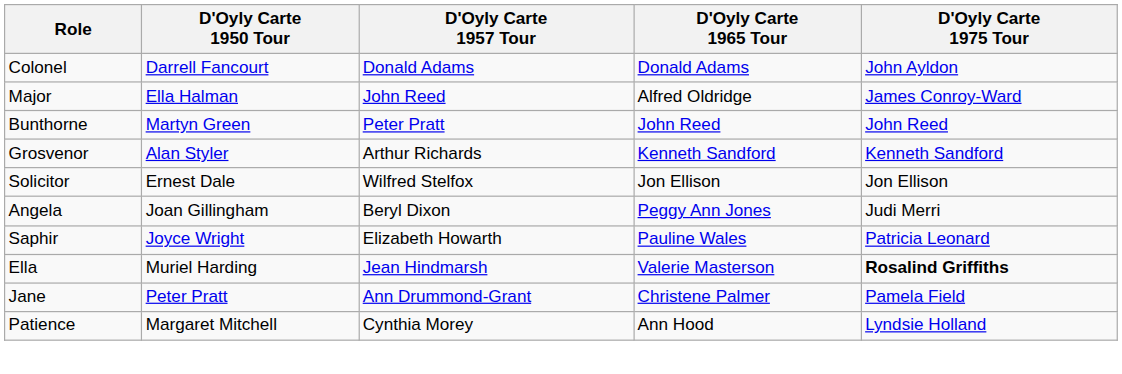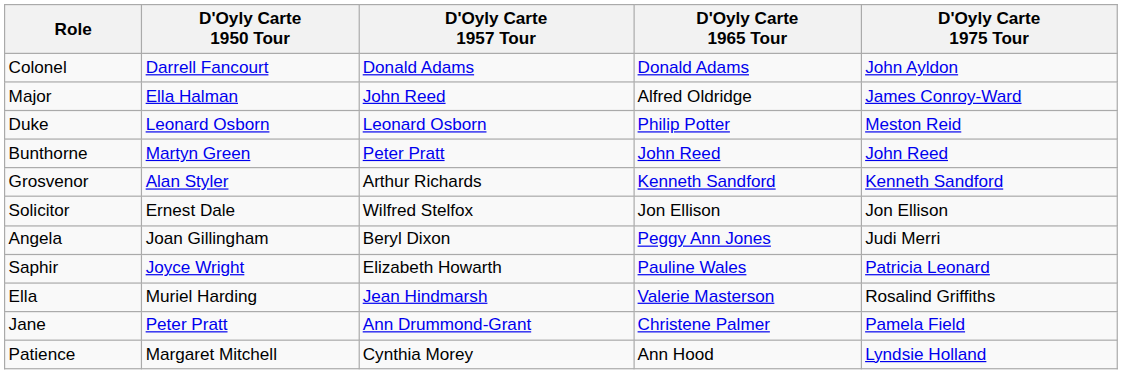+ row: (29, 125)
(937, 268) bold -> (930, 296) normal
